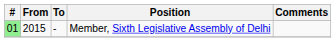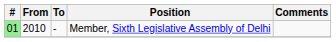(34, 28) 2015 -> (34, 28) 2010
